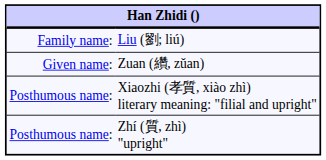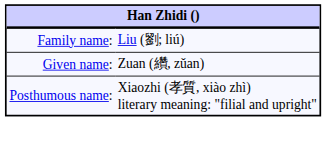- row: (152, 135)
